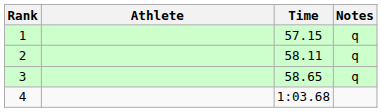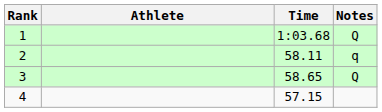(303, 35) 57.15 -> (303, 35) 1:03.68
(355, 35) q -> (355, 35) Q
(355, 76) q -> (355, 76) Q
(303, 97) 1:03.68 -> (303, 97) 57.15
